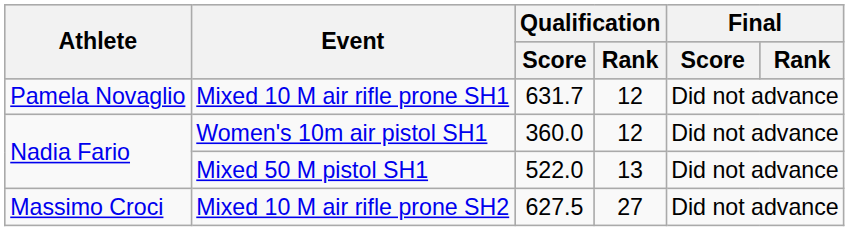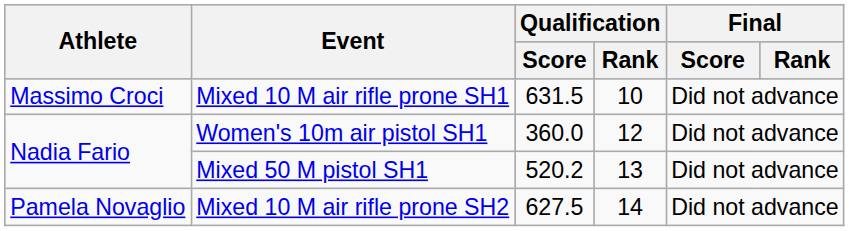(98, 97) Pamela Novaglio -> (87, 97) Massimo Croci
(554, 97) 631.7 -> (554, 97) 631.5
(630, 97) 12 -> (630, 97) 10
(554, 170) 522.0 -> (554, 170) 520.2
(87, 207) Massimo Croci -> (98, 207) Pamela Novaglio
(630, 207) 27 -> (630, 207) 14
